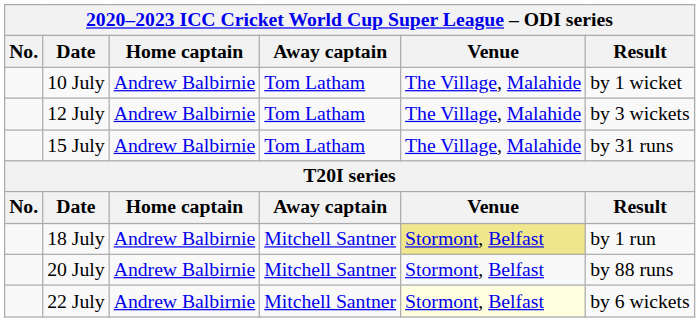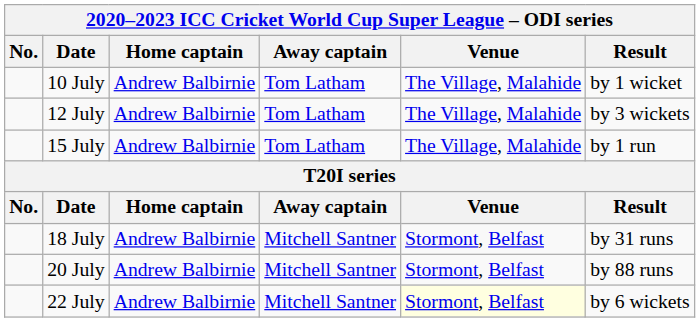(632, 144) by 31 runs -> (623, 144) by 1 run
(475, 238) khaki background -> (475, 238) no background
(623, 238) by 1 run -> (632, 238) by 31 runs
